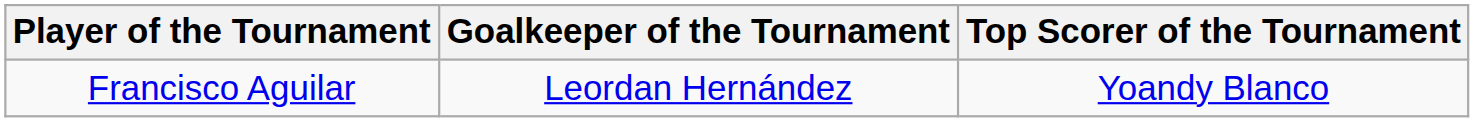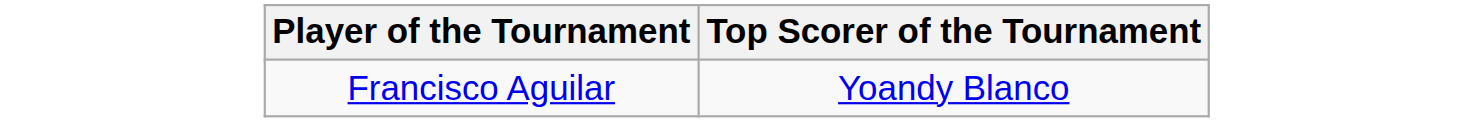- column: (698, 32)
